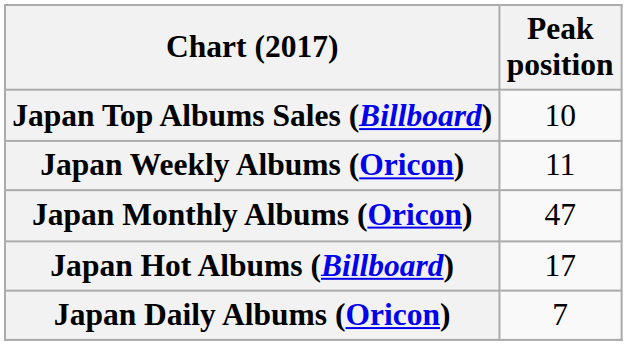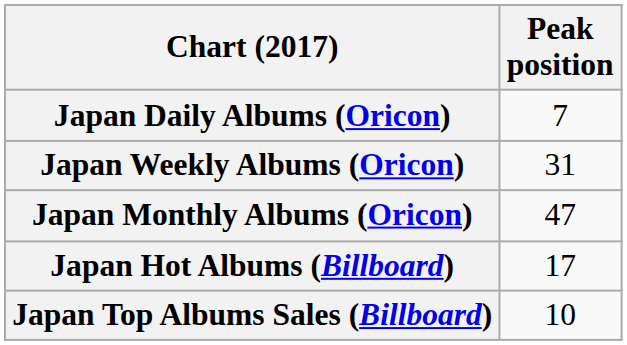rows swapped: (252, 314) <-> (252, 114)
(560, 164) 11 -> (560, 164) 31
